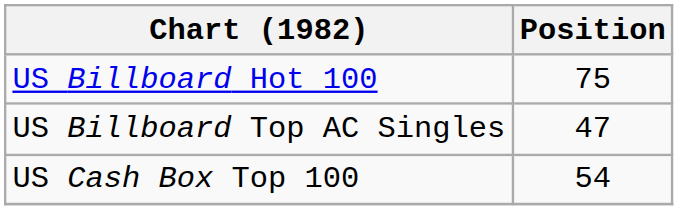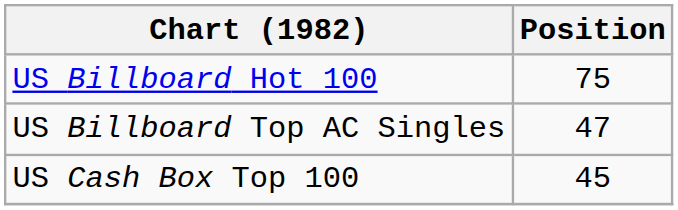(593, 179) 54 -> (593, 179) 45
